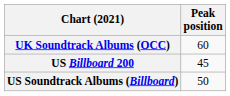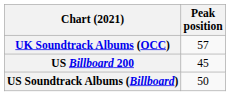(203, 44) 60 -> (203, 44) 57
